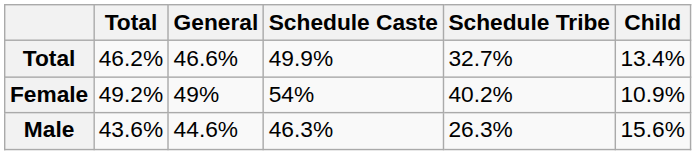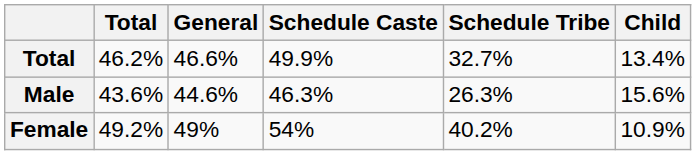rows swapped: (49, 130) <-> (49, 94)
